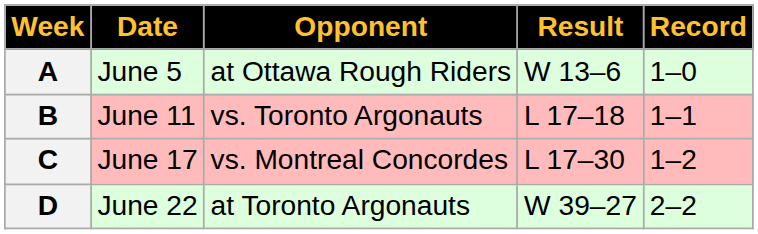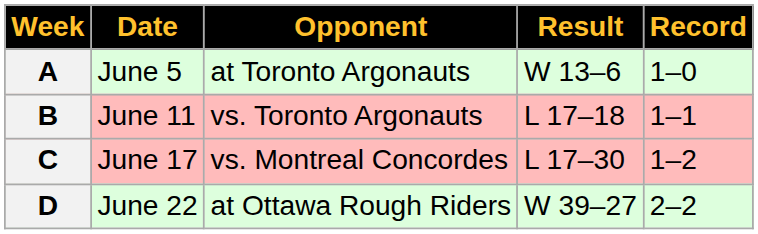(361, 71) at Ottawa Rough Riders -> (340, 71) at Toronto Argonauts
(340, 205) at Toronto Argonauts -> (361, 205) at Ottawa Rough Riders
